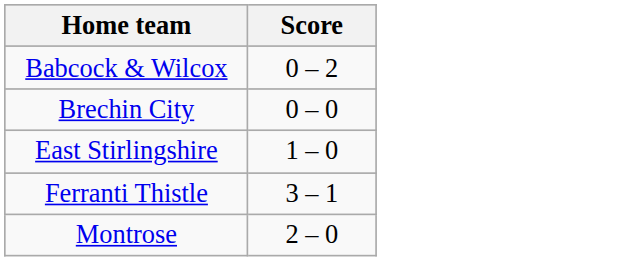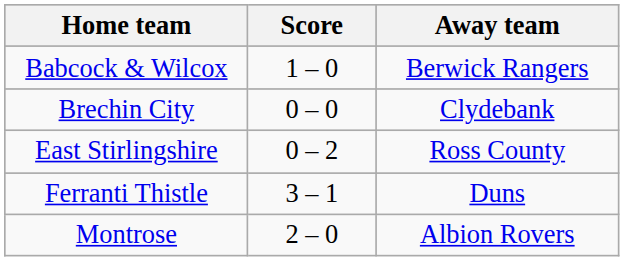+ column: (497, 25)
(312, 67) 0 – 2 -> (312, 67) 1 – 0
(312, 151) 1 – 0 -> (312, 151) 0 – 2
